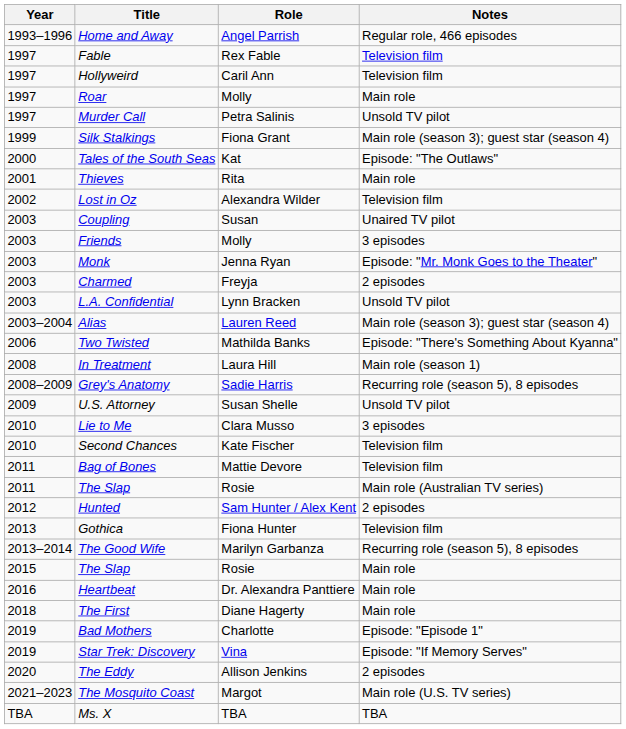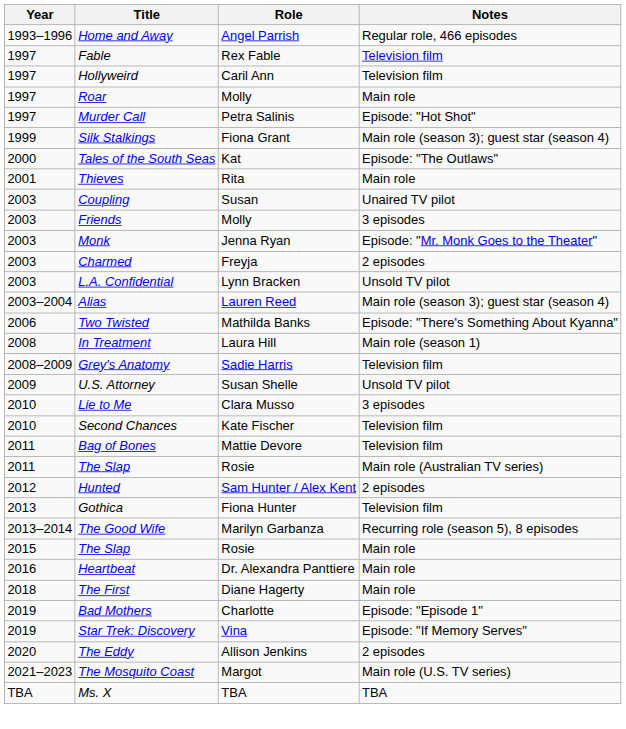(406, 117) Unsold TV pilot -> (419, 117) Episode: "Hot Shot"
- row: (22, 199)
(470, 384) Recurring role (season 5), 8 episodes -> (402, 364) Television film
